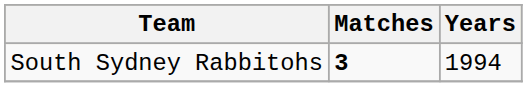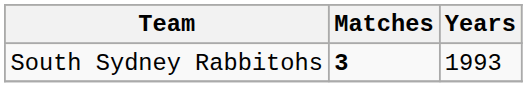(473, 63) 1994 -> (473, 63) 1993
